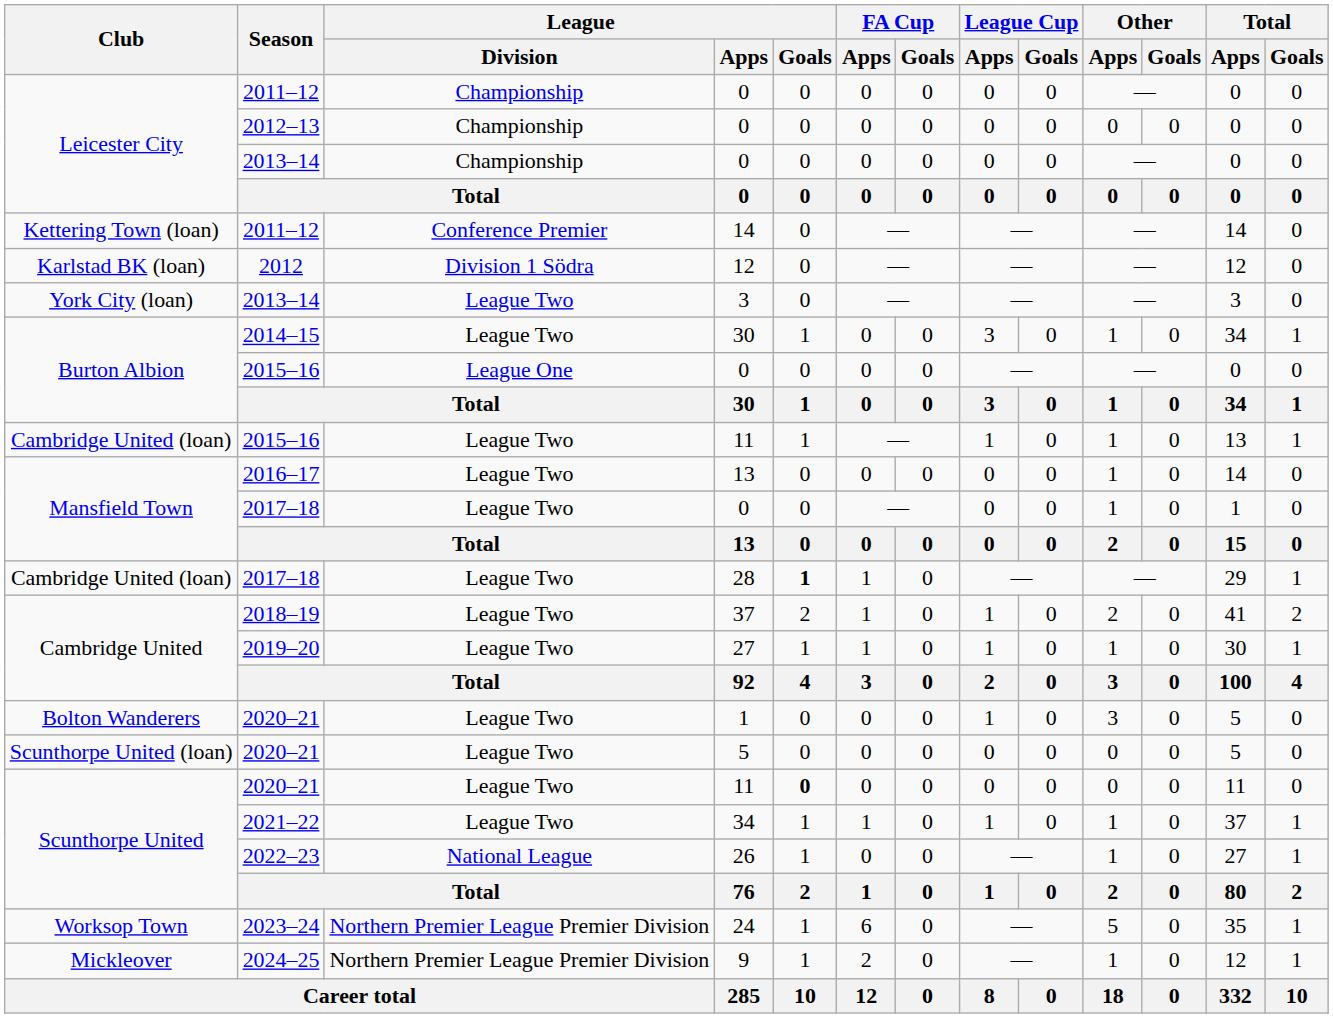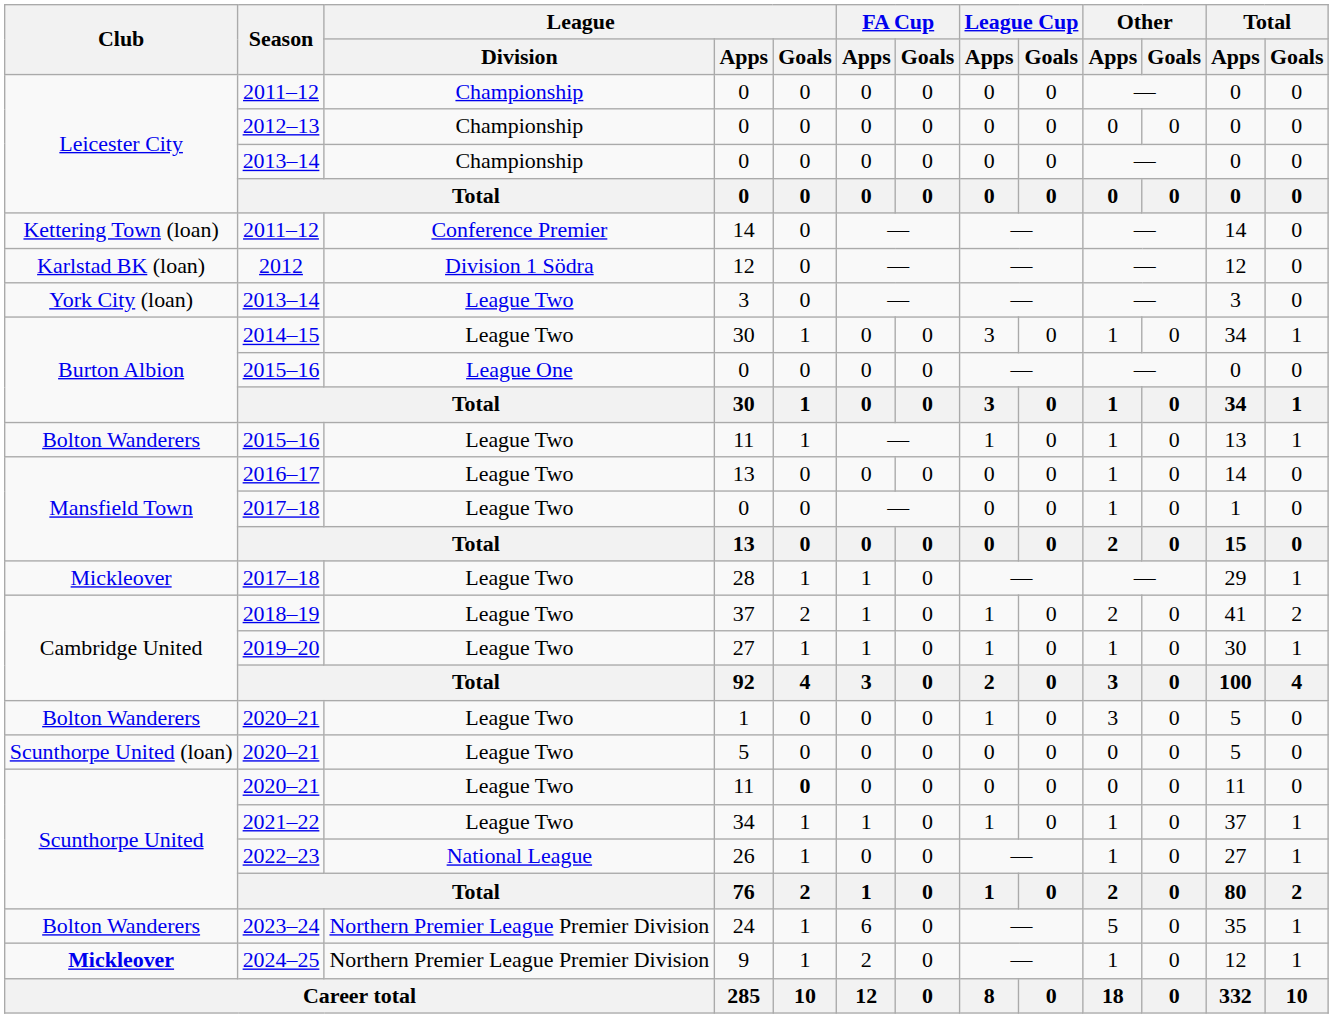(121, 439) Cambridge United (loan) -> (121, 439) Bolton Wanderers
(121, 578) Cambridge United (loan) -> (121, 578) Mickleover
(805, 578) bold -> (805, 578) normal
(121, 925) Worksop Town -> (121, 925) Bolton Wanderers
(121, 960) normal -> (121, 960) bold
